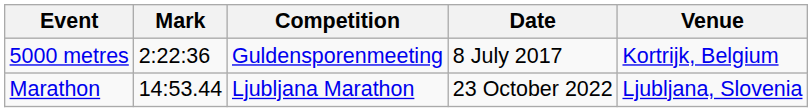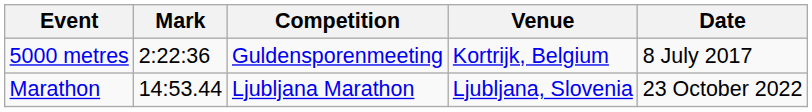columns swapped: (712, 21) <-> (533, 21)
